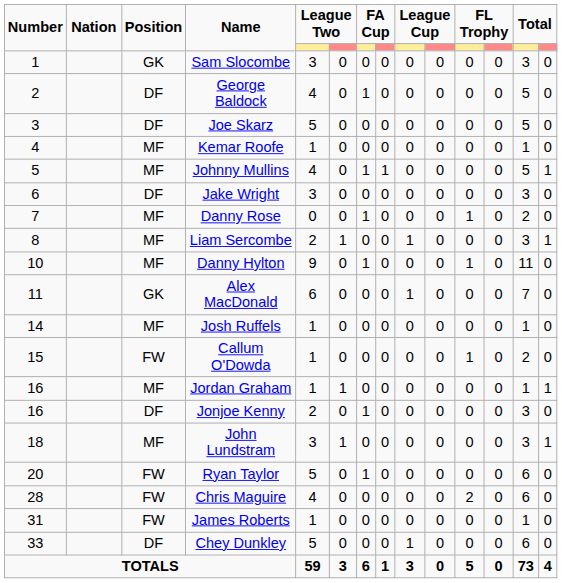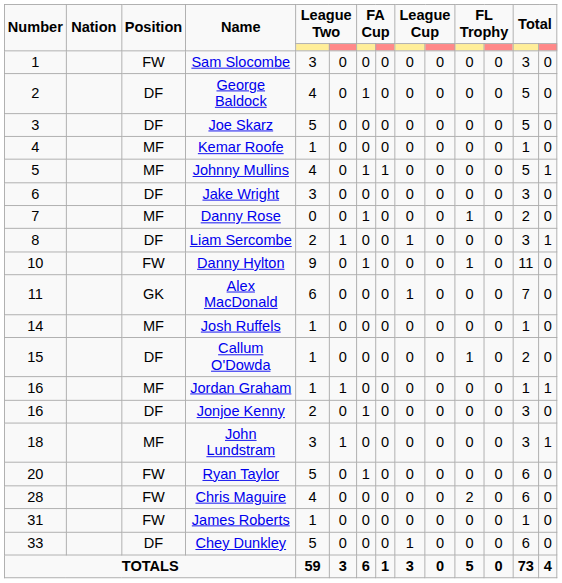(153, 62) GK -> (153, 62) FW
(153, 240) MF -> (153, 240) DF
(153, 263) MF -> (153, 263) FW
(153, 357) FW -> (153, 357) DF
